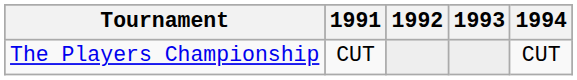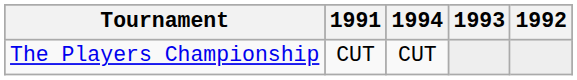columns swapped: (417, 23) <-> (541, 23)
